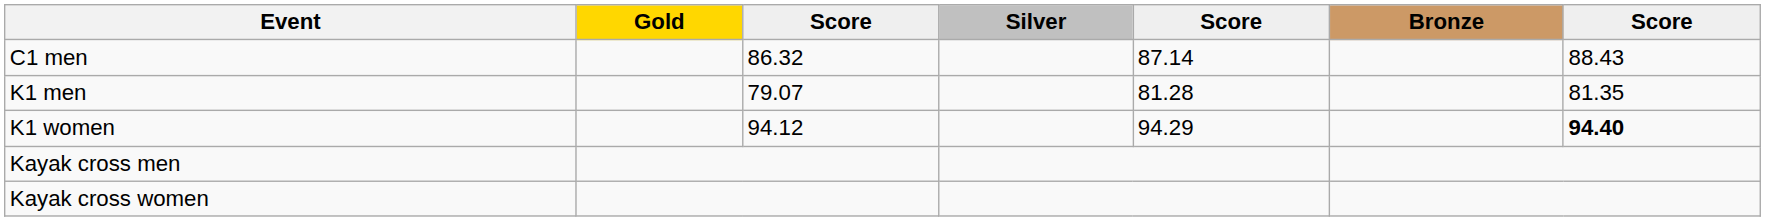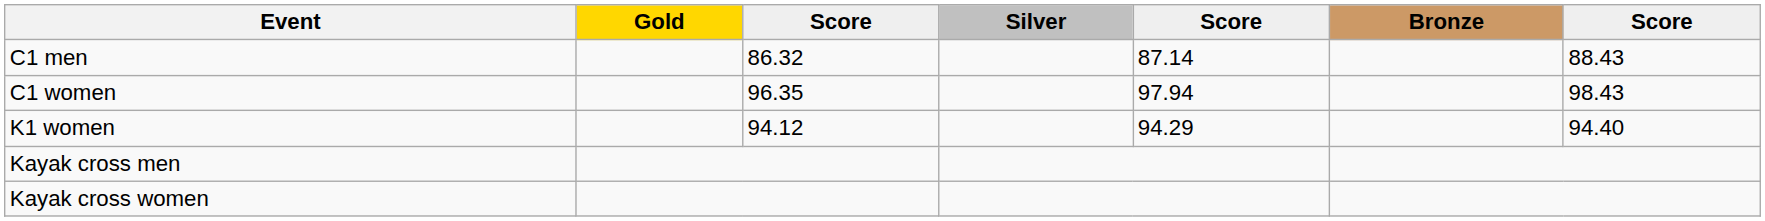+ row: (63, 92)
- row: (48, 92)
(1596, 127) bold -> (1596, 127) normal
